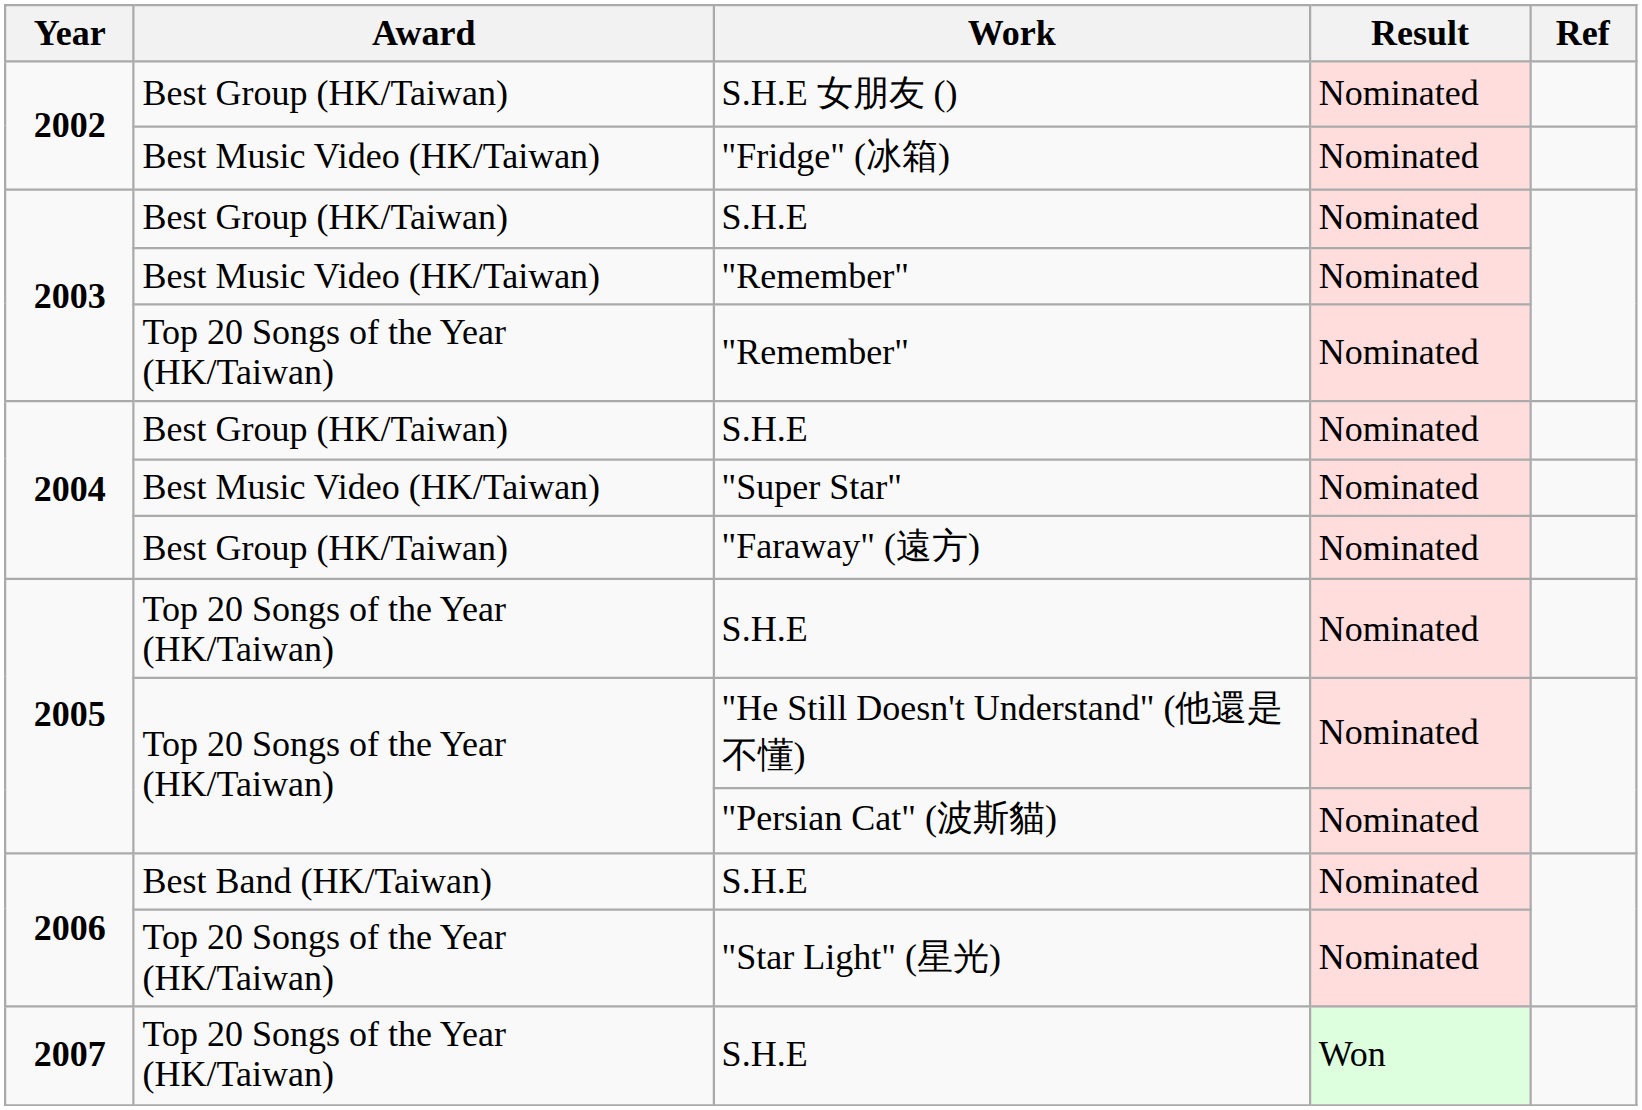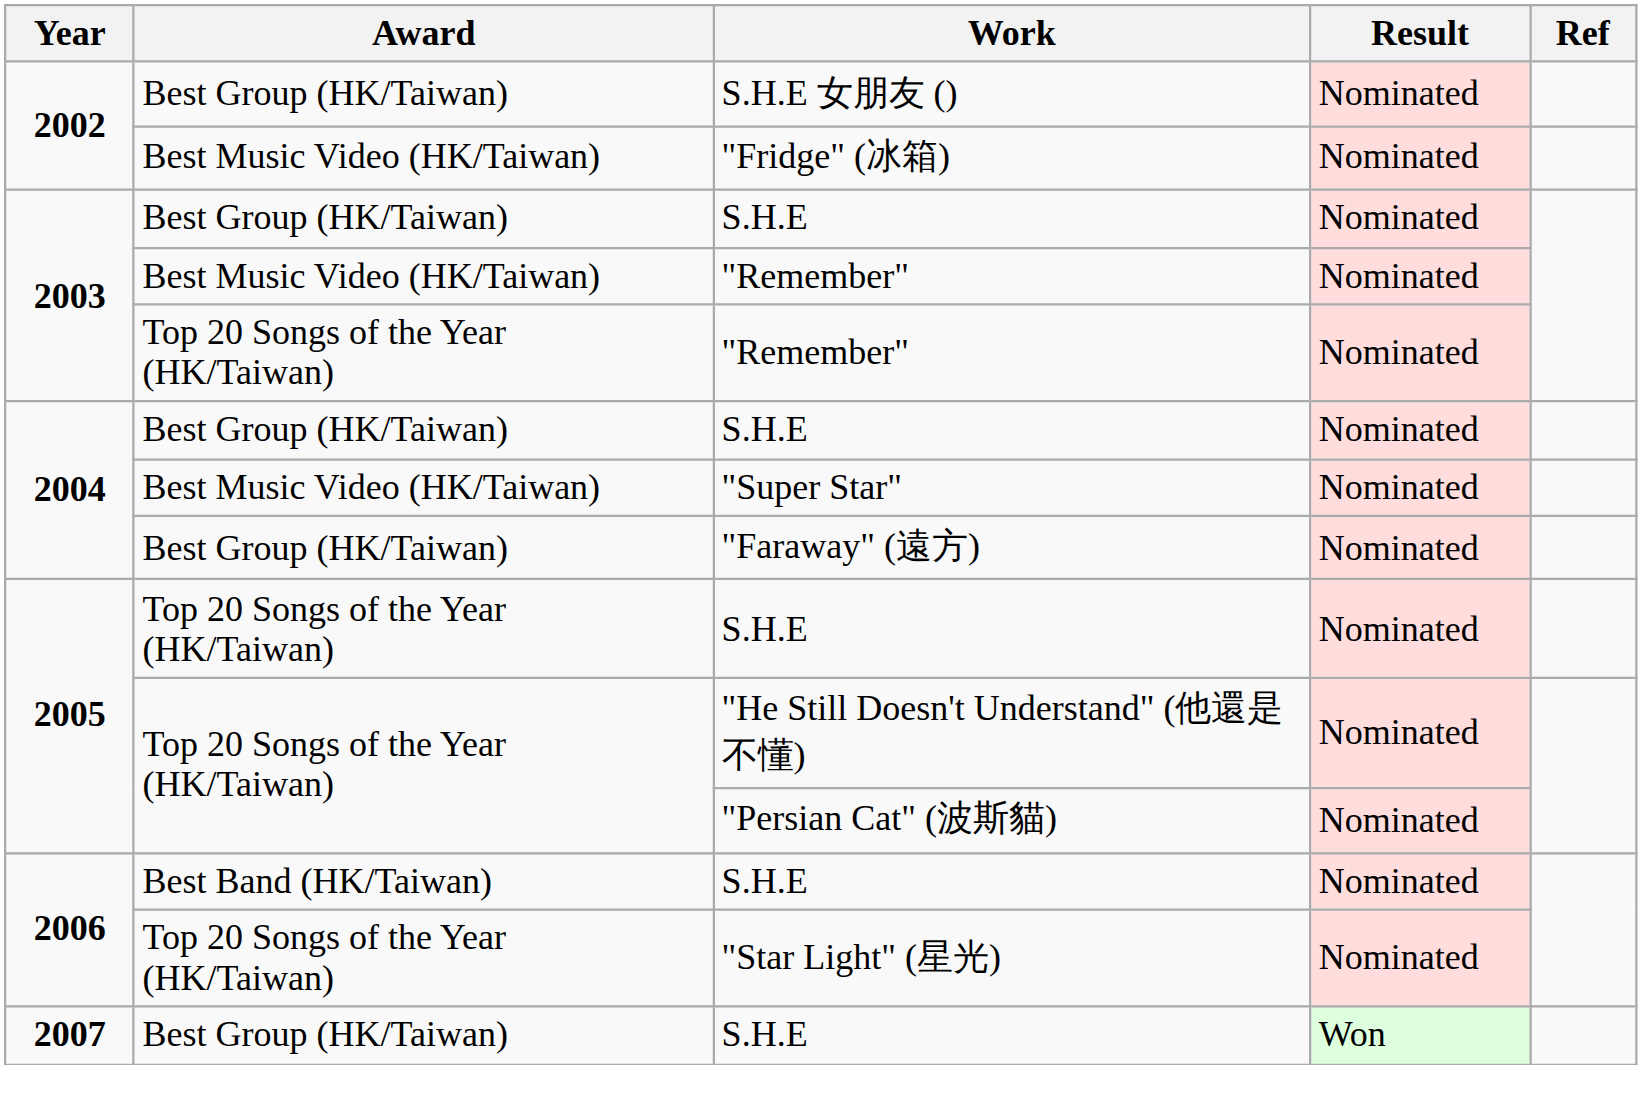(324, 1055) Top 20 Songs of the Year (HK/Taiwan) -> (325, 1034) Best Group (HK/Taiwan)
